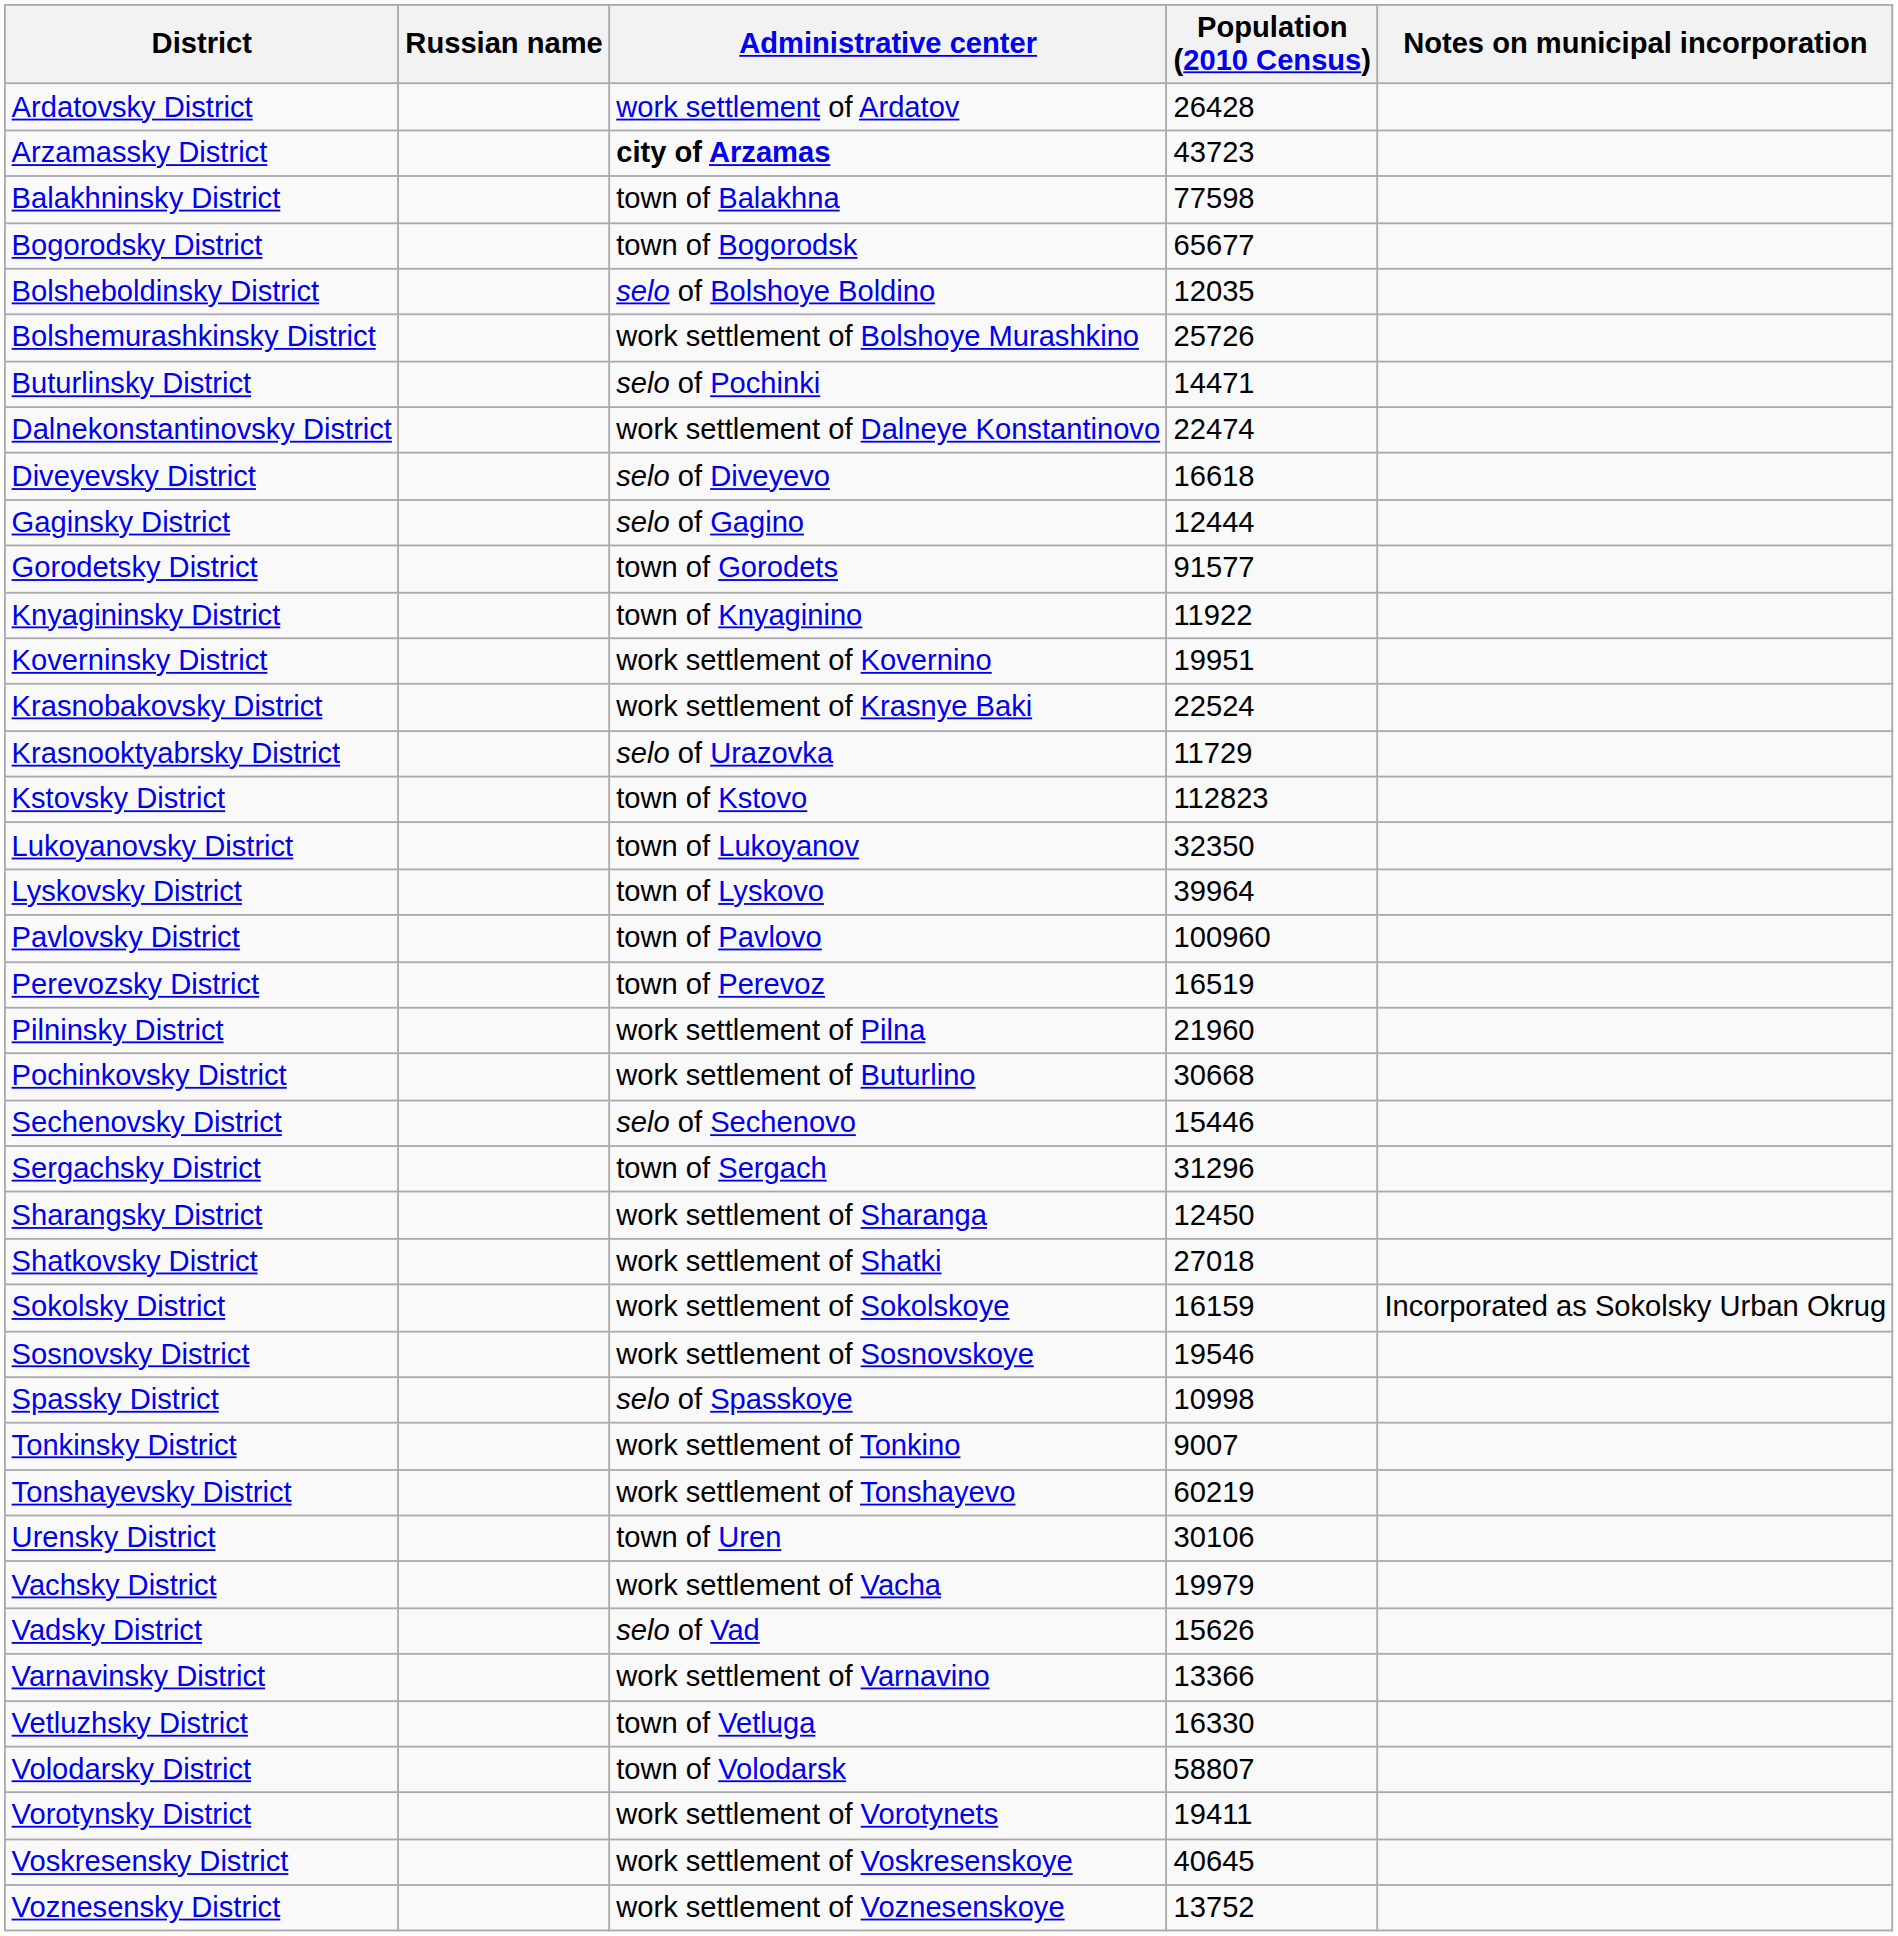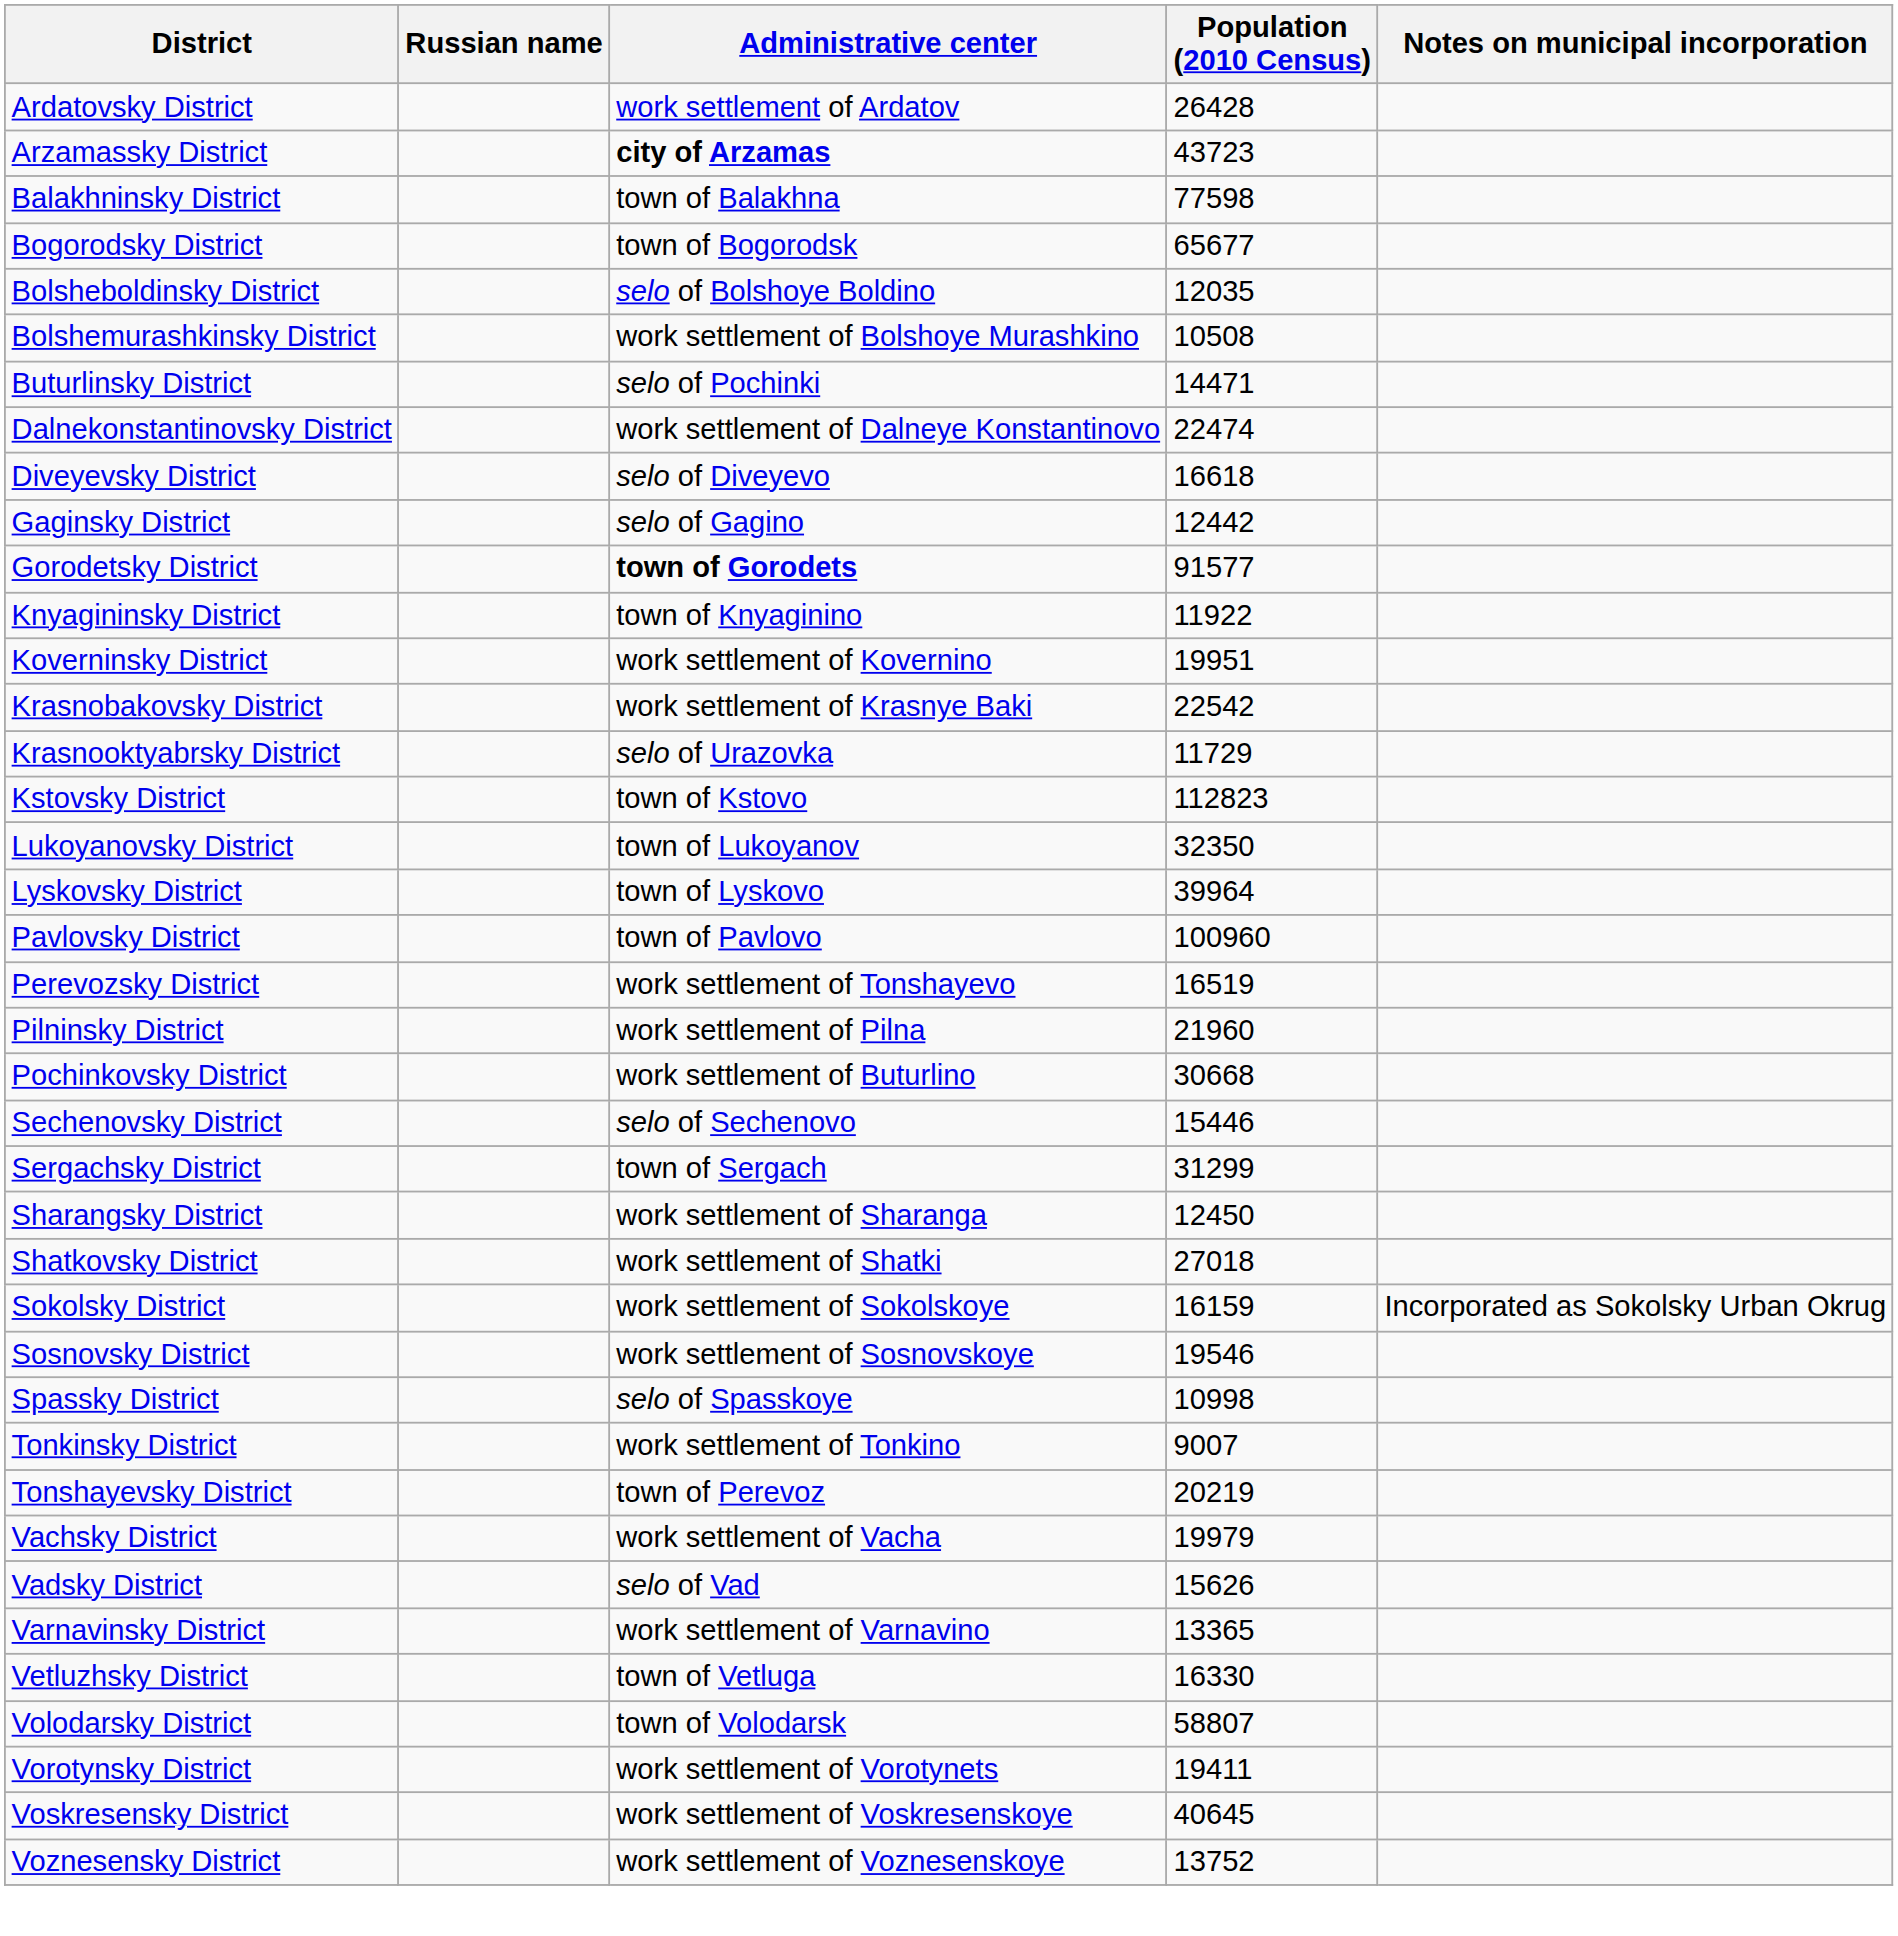(1214, 337) 25726 -> (1214, 337) 10508
(1214, 522) 12444 -> (1214, 522) 12442
(727, 568) normal -> (737, 568) bold
(1214, 706) 22524 -> (1214, 706) 22542
(721, 984) town of Perevoz -> (816, 984) work settlement of Tonshayevo
(1214, 1168) 31296 -> (1214, 1168) 31299
(816, 1492) work settlement of Tonshayevo -> (721, 1492) town of Perevoz
(1214, 1492) 60219 -> (1214, 1492) 20219
- row: (114, 1538)
(1214, 1676) 13366 -> (1214, 1630) 13365
